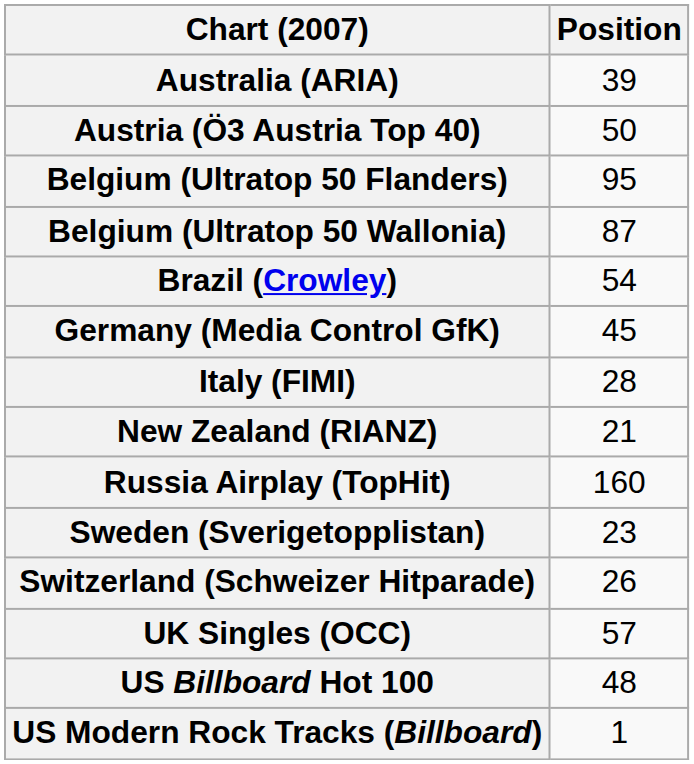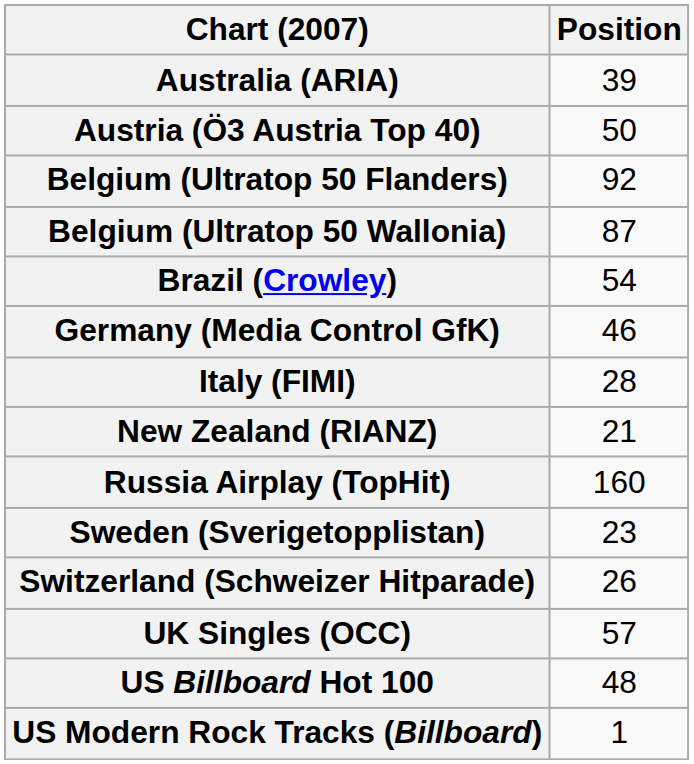(619, 180) 95 -> (619, 180) 92
(619, 331) 45 -> (619, 331) 46
